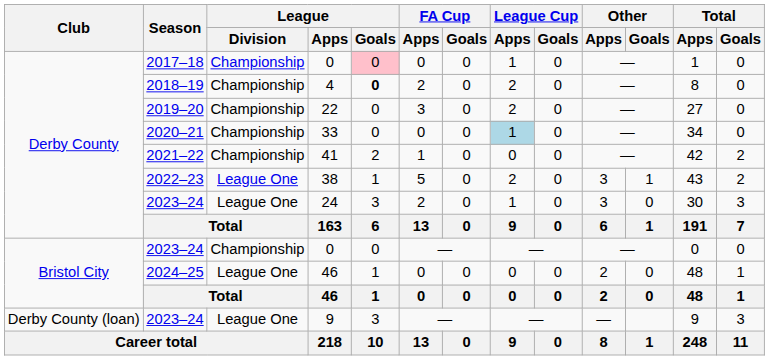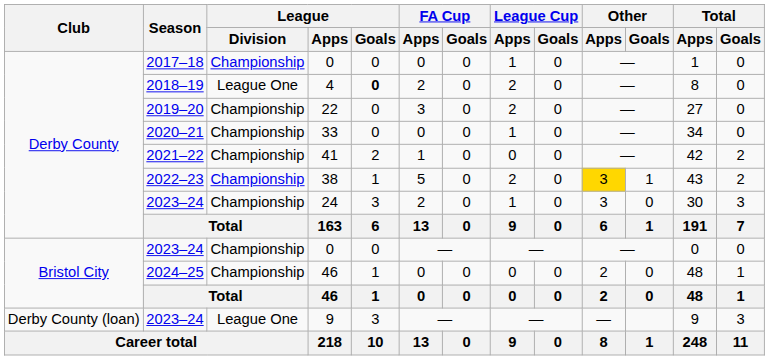(375, 62) pink background -> (375, 62) no background
(258, 86) Championship -> (257, 86) League One
(512, 132) lightblue background -> (512, 132) no background
(257, 179) League One -> (258, 179) Championship
(604, 179) no background -> (604, 179) gold background
(257, 202) League One -> (258, 202) Championship
(257, 272) League One -> (258, 272) Championship
